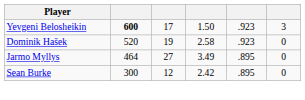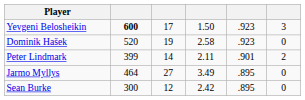+ row: (37, 57)
